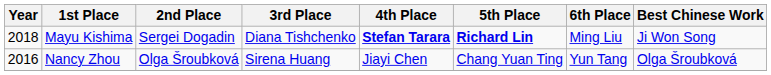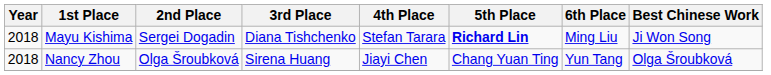(406, 37) bold -> (404, 37) normal
(23, 59) 2016 -> (23, 59) 2018
